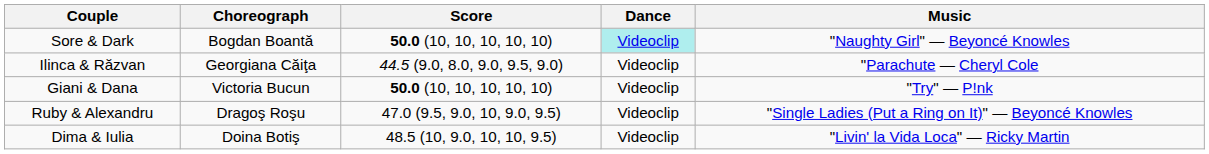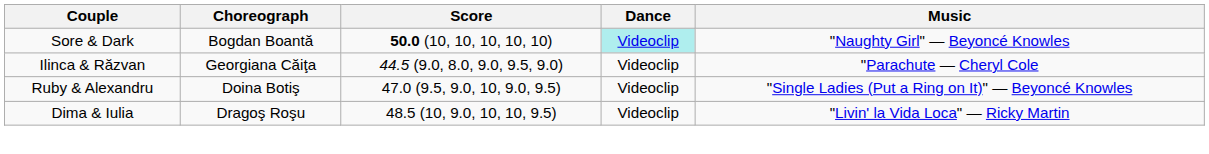- row: (92, 88)
(261, 112) Dragoş Roşu -> (261, 88) Doina Botiş
(261, 137) Doina Botiş -> (261, 112) Dragoş Roşu
